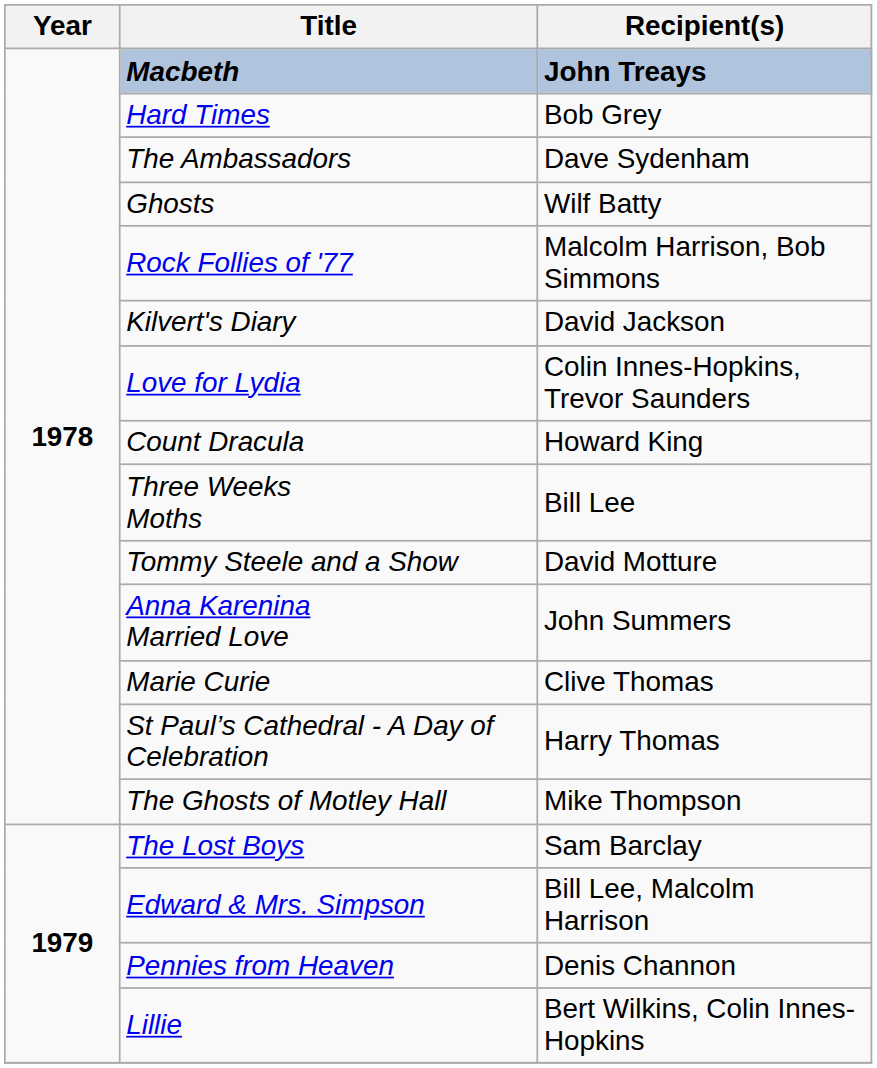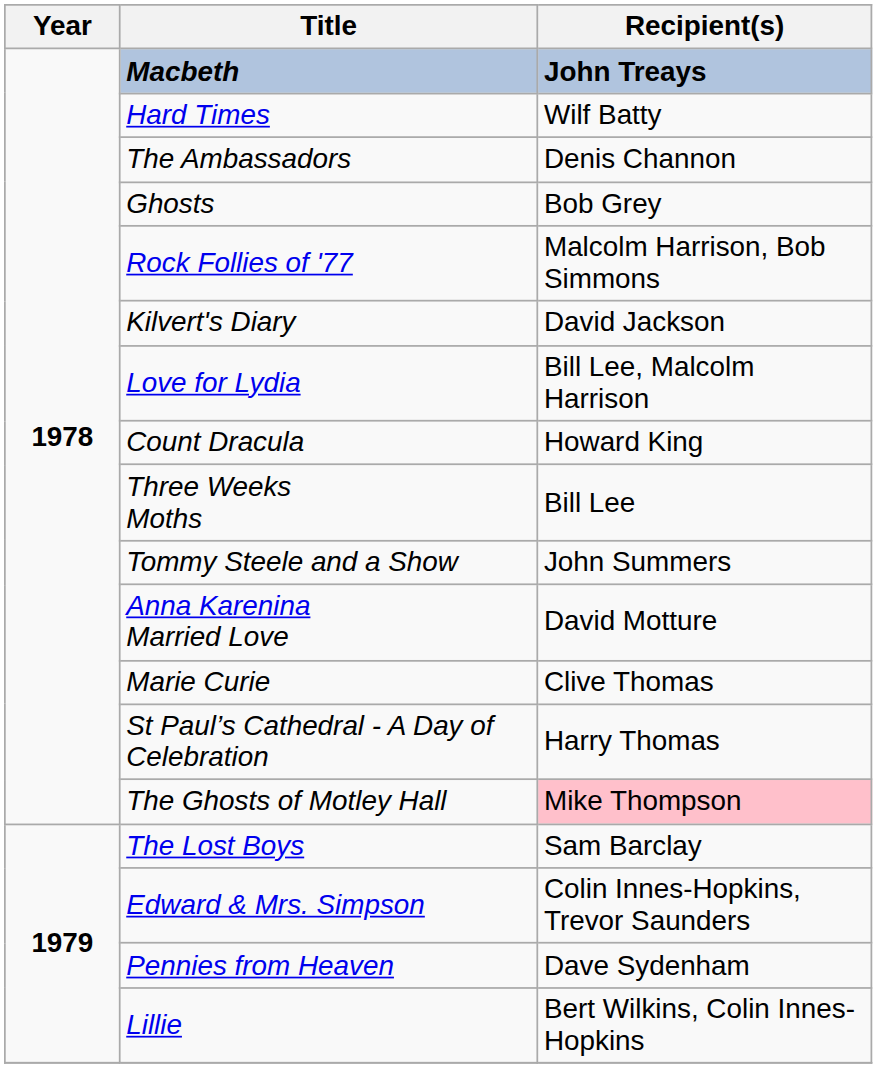(603, 114) Bob Grey -> (603, 114) Wilf Batty
(647, 159) Dave Sydenham -> (640, 159) Denis Channon
(603, 203) Wilf Batty -> (603, 203) Bob Grey
(672, 382) Colin Innes-Hopkins, Trevor Saunders -> (649, 382) Bill Lee, Malcolm Harrison
(631, 562) David Motture -> (638, 562) John Summers
(638, 621) John Summers -> (631, 621) David Motture
(643, 801) no background -> (643, 801) pink background
(649, 905) Bill Lee, Malcolm Harrison -> (672, 905) Colin Innes-Hopkins, Trevor Saunders
(640, 965) Denis Channon -> (647, 965) Dave Sydenham
